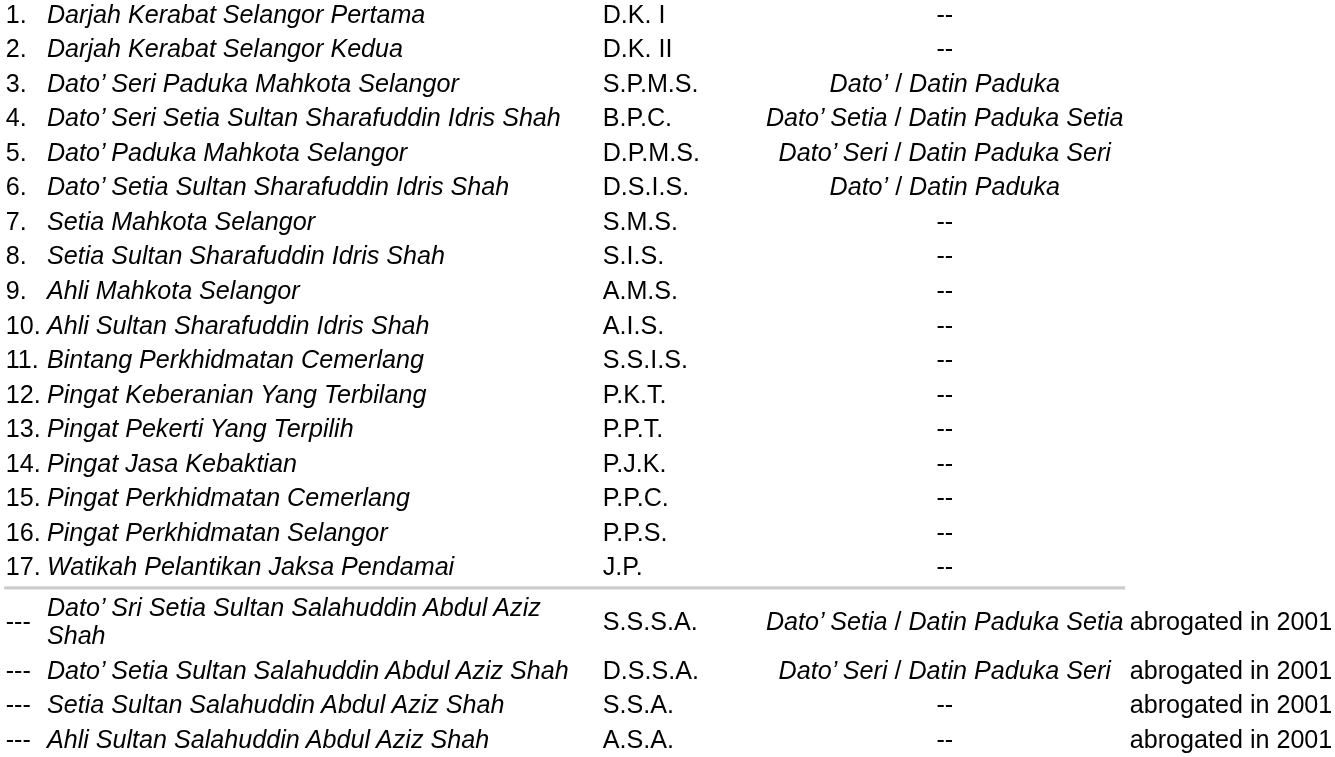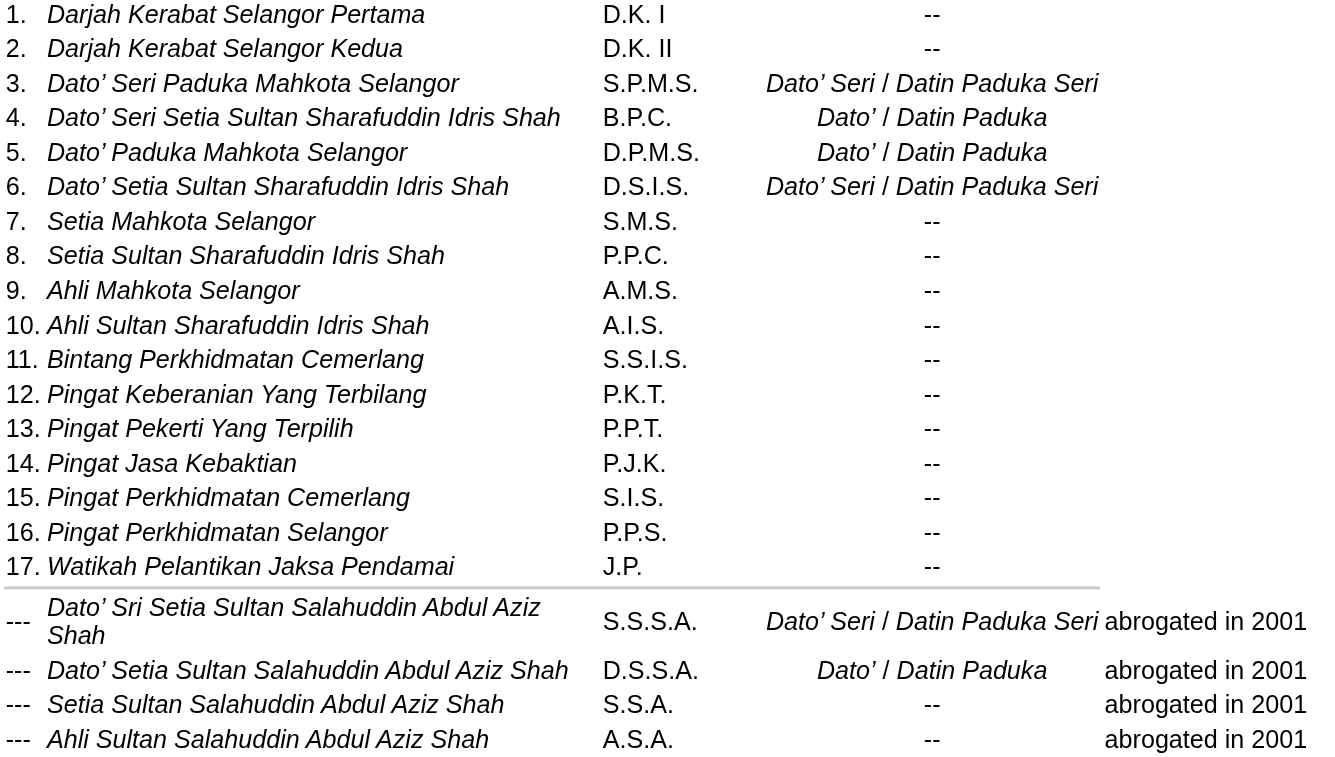(945, 83) Dato’ / Datin Paduka -> (932, 83) Dato’ Seri / Datin Paduka Seri
(945, 118) Dato’ Setia / Datin Paduka Setia -> (932, 118) Dato’ / Datin Paduka
(945, 152) Dato’ Seri / Datin Paduka Seri -> (932, 152) Dato’ / Datin Paduka
(945, 187) Dato’ / Datin Paduka -> (932, 187) Dato’ Seri / Datin Paduka Seri
(633, 256) S.I.S. -> (636, 256) P.P.C.
(636, 498) P.P.C. -> (633, 498) S.I.S.
(945, 622) Dato’ Setia / Datin Paduka Setia -> (932, 622) Dato’ Seri / Datin Paduka Seri
(945, 670) Dato’ Seri / Datin Paduka Seri -> (932, 670) Dato’ / Datin Paduka
